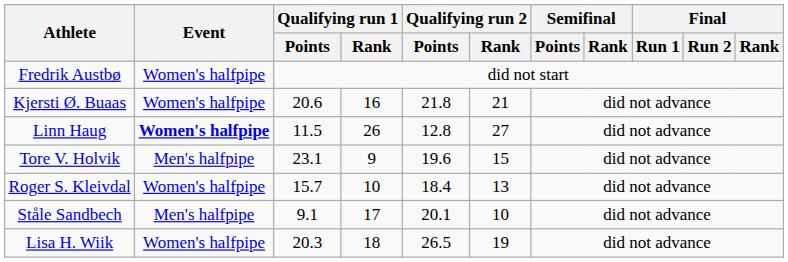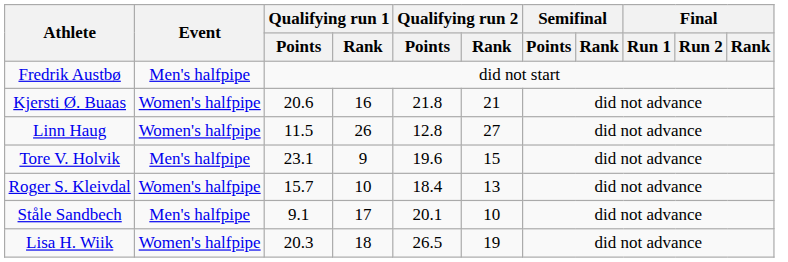(204, 74) Women's halfpipe -> (200, 74) Men's halfpipe
(204, 131) bold -> (200, 131) normal
